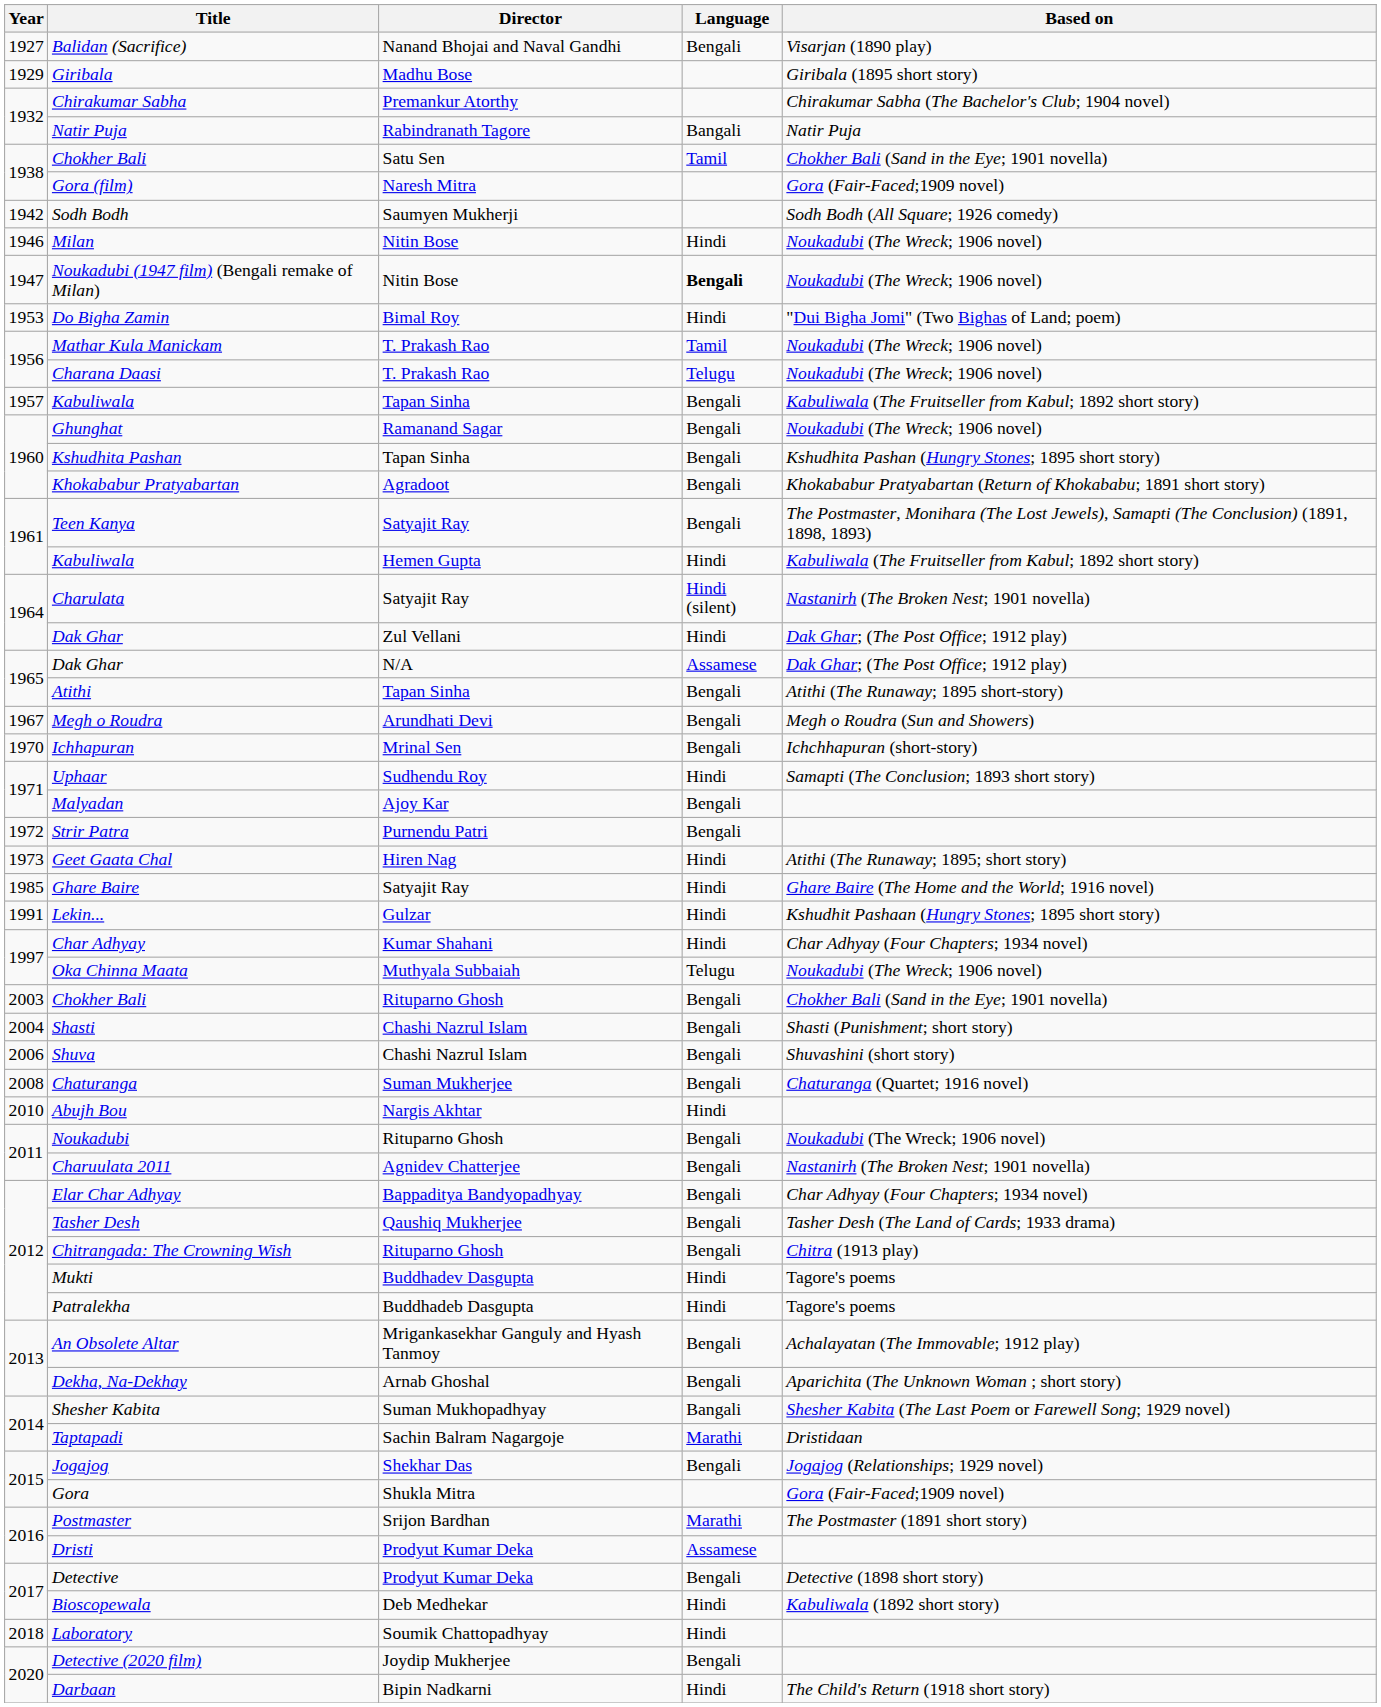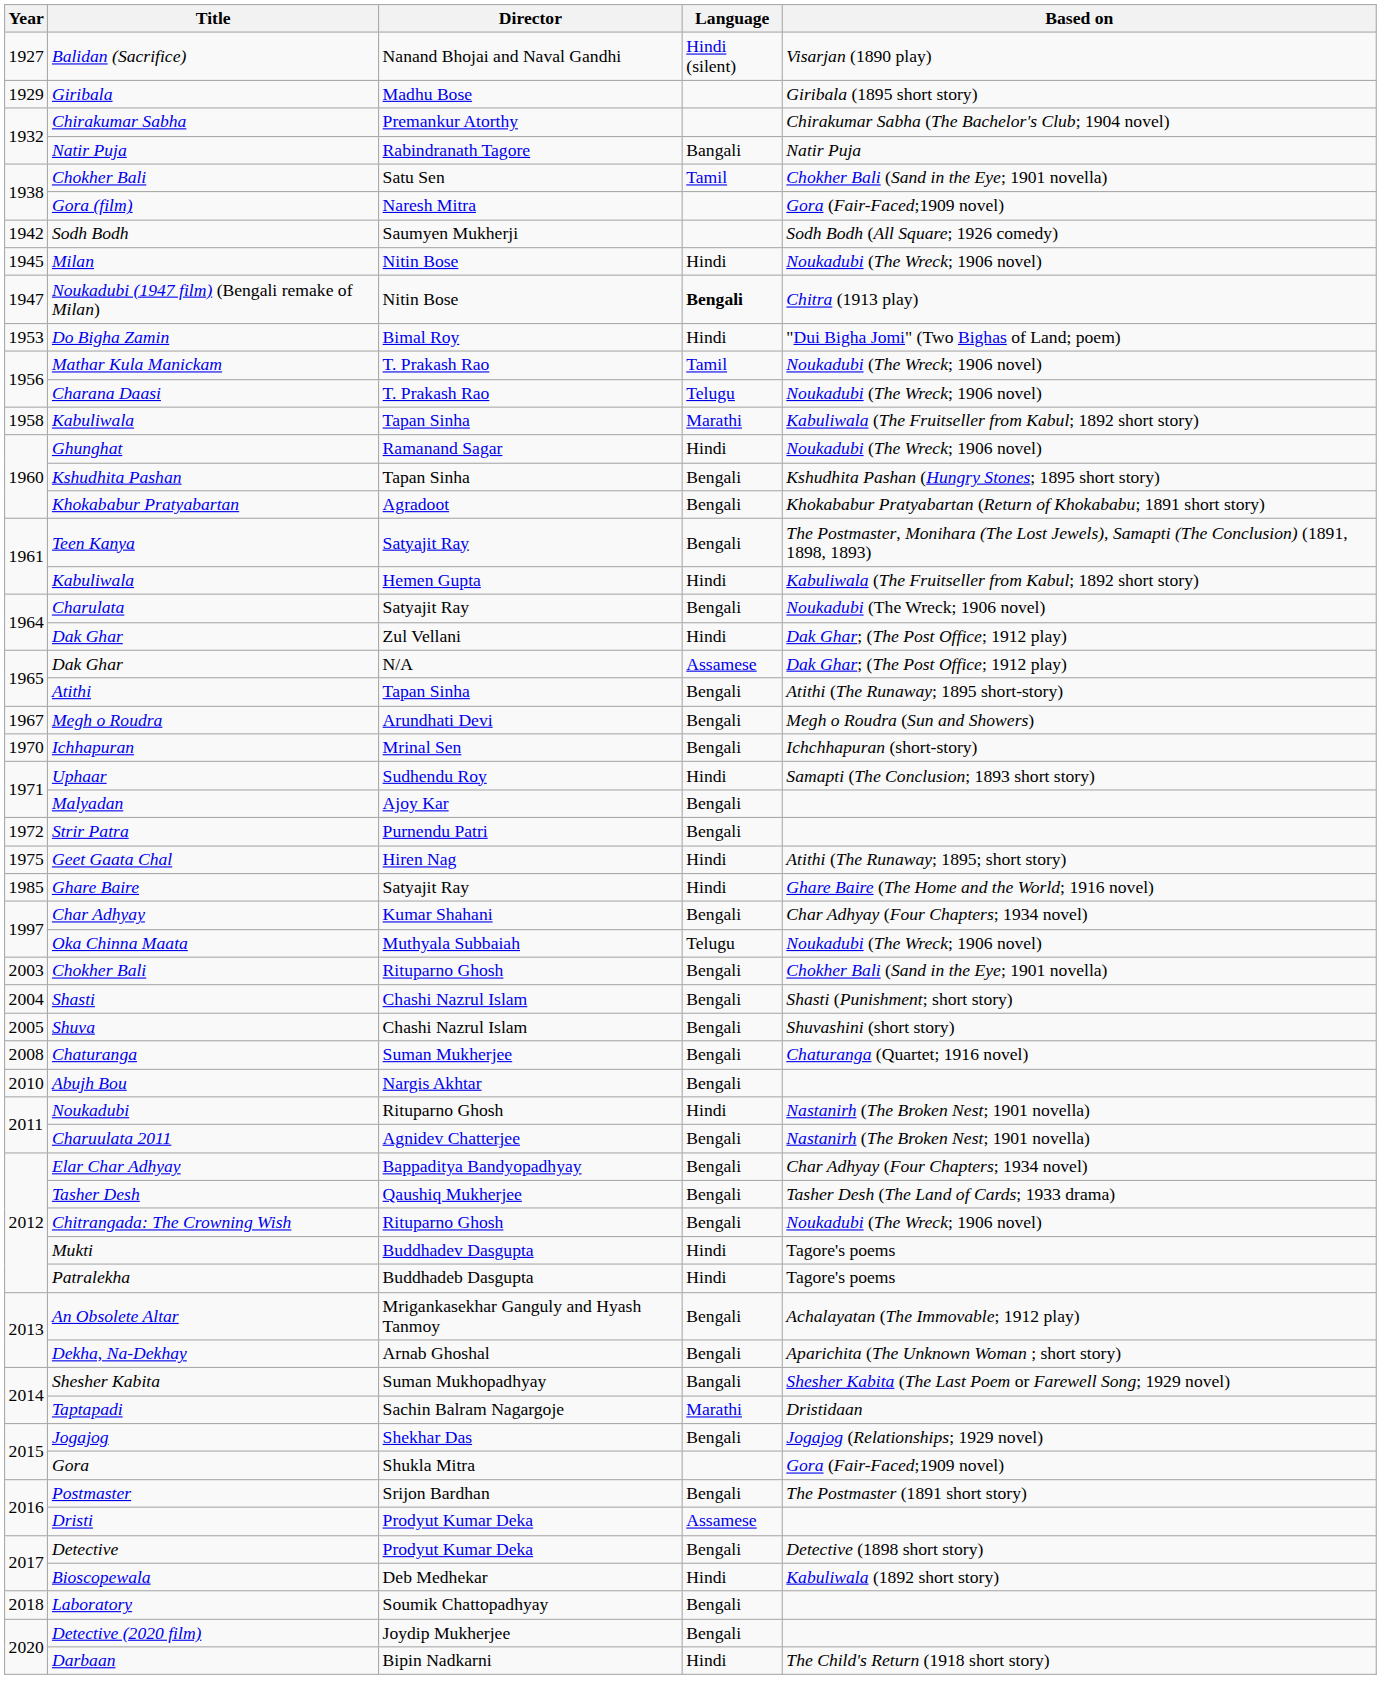(714, 46) Bengali -> (711, 56) Hindi (silent)
(26, 241) 1946 -> (26, 261) 1945
(914, 279) Noukadubi (The Wreck; 1906 novel) -> (852, 299) Chitra (1913 play)
(26, 401) 1957 -> (26, 420) 1958
(714, 401) Bengali -> (714, 420) Marathi
(714, 429) Bengali -> (706, 448) Hindi
(711, 598) Hindi (silent) -> (714, 608) Bengali
(938, 598) Nastanirh (The Broken Nest; 1901 novella) -> (916, 608) Noukadubi (The Wreck; 1906 novel)
(26, 859) 1973 -> (26, 859) 1975
- row: (78, 915)
(706, 943) Hindi -> (714, 915) Bengali
(26, 1054) 2006 -> (26, 1026) 2005
(706, 1110) Hindi -> (714, 1082) Bengali
(714, 1138) Bengali -> (706, 1110) Hindi
(916, 1138) Noukadubi (The Wreck; 1906 novel) -> (938, 1110) Nastanirh (The Broken Nest; 1901 novella)
(852, 1250) Chitra (1913 play) -> (914, 1222) Noukadubi (The Wreck; 1906 novel)
(714, 1521) Marathi -> (714, 1493) Bengali
(706, 1632) Hindi -> (714, 1604) Bengali
